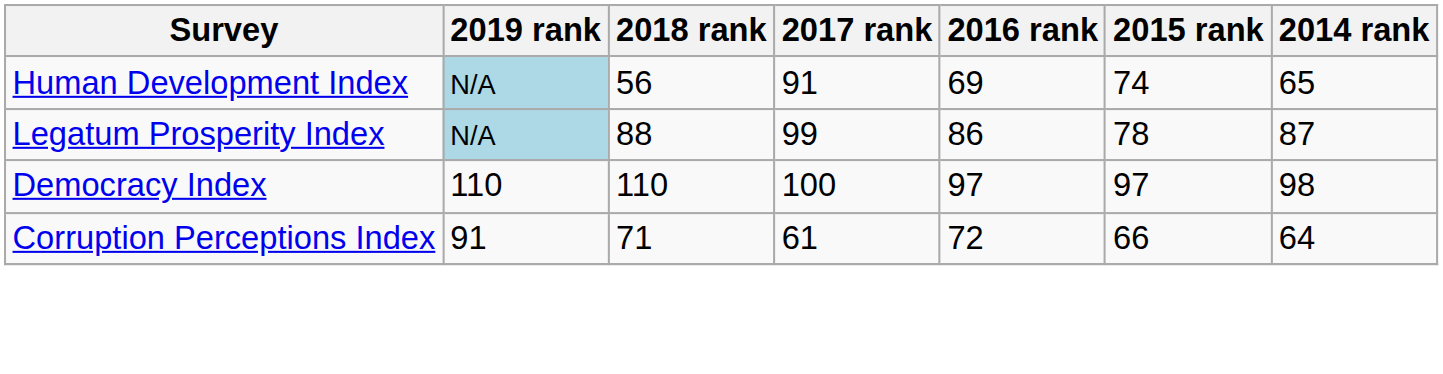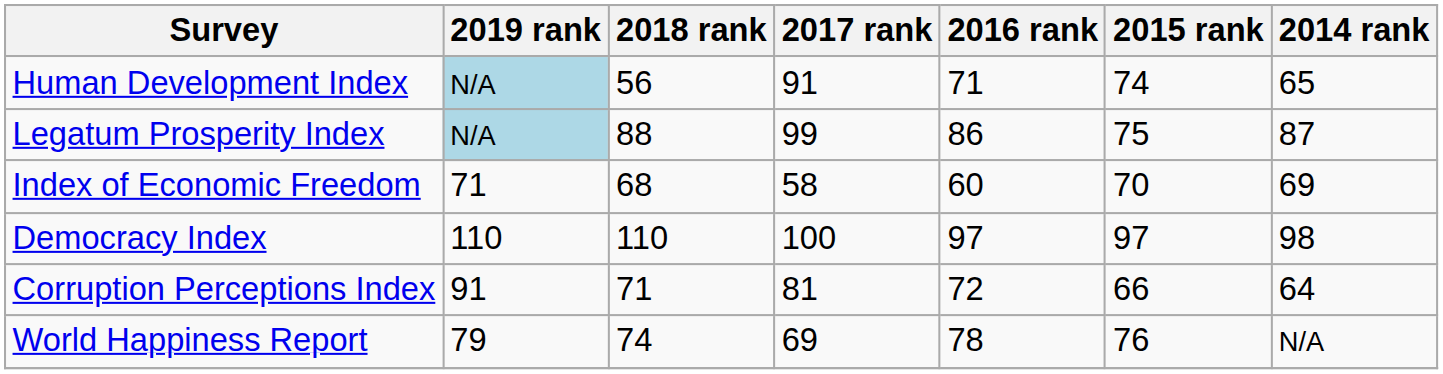(966, 82) 69 -> (966, 82) 71
(1131, 133) 78 -> (1131, 133) 75
+ row: (217, 185)
(800, 237) 61 -> (800, 289) 81
+ row: (190, 340)
